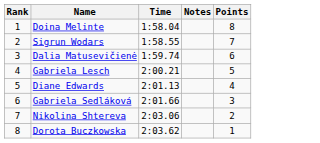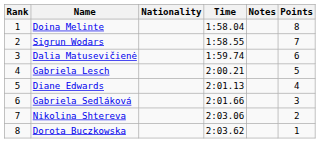+ column: (171, 12)
